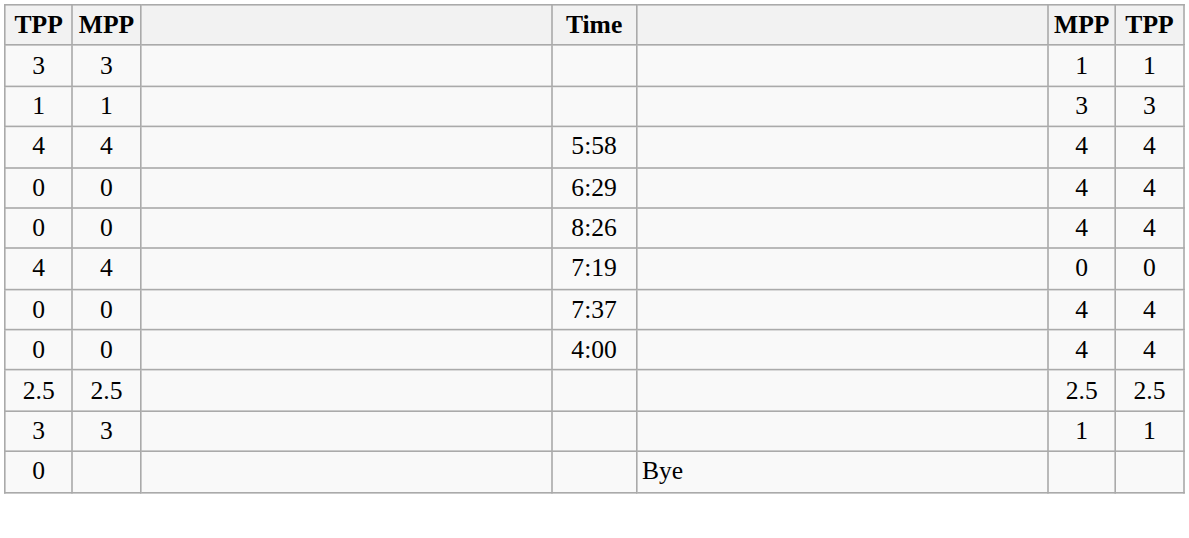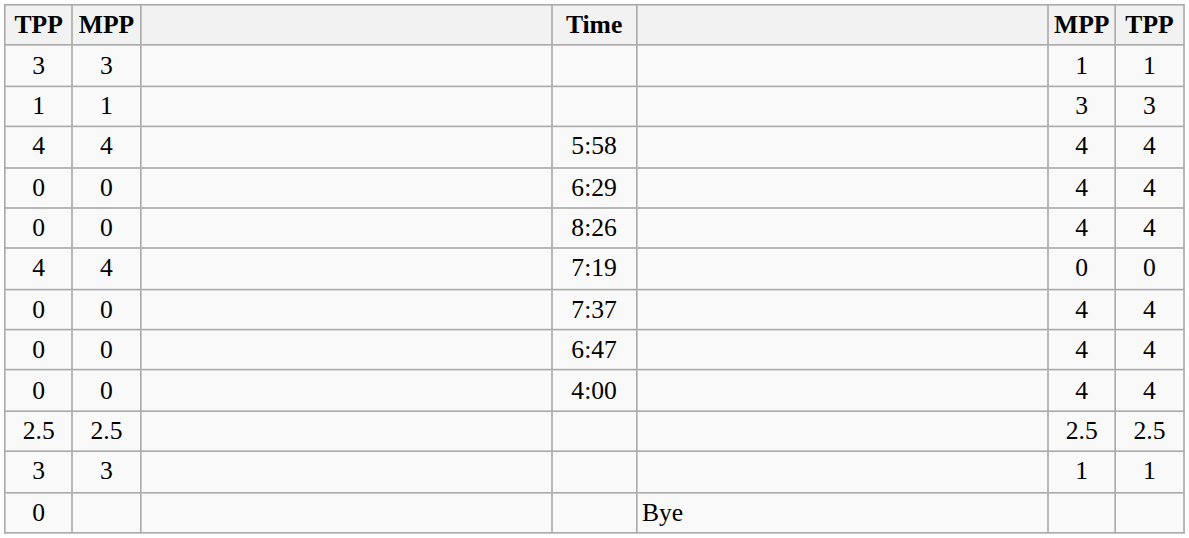+ row: (106, 349)
